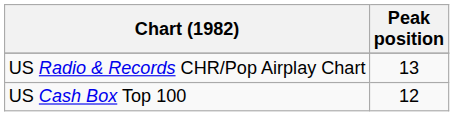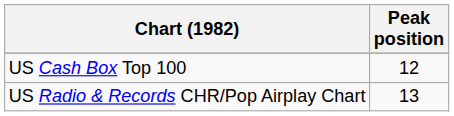rows swapped: (98, 96) <-> (187, 67)
